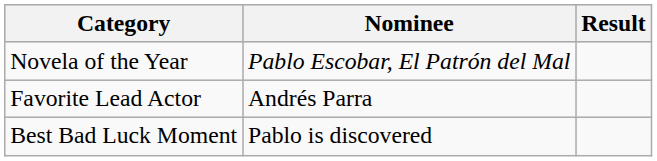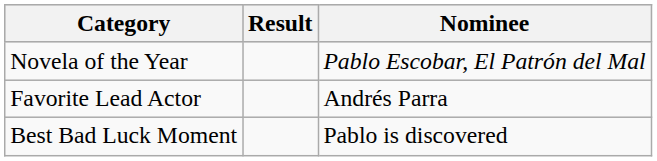columns swapped: (409, 23) <-> (613, 23)
